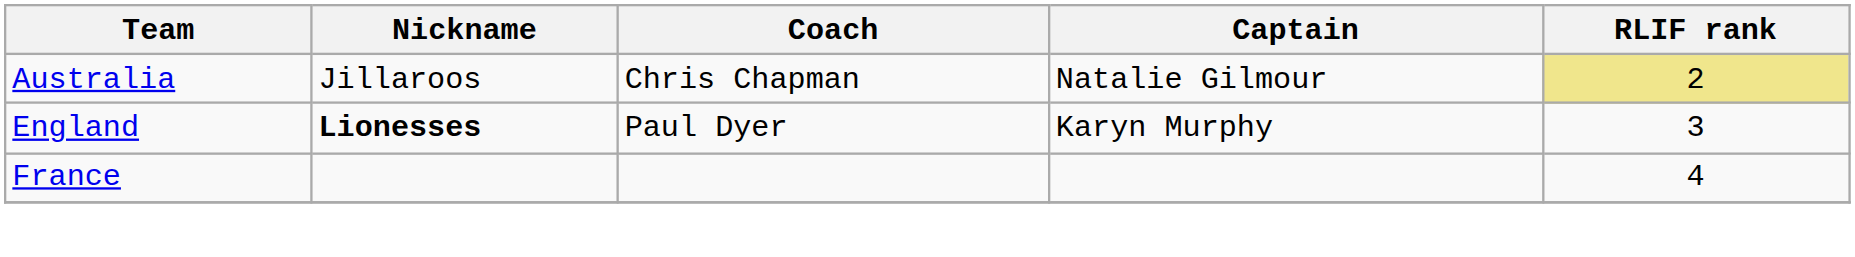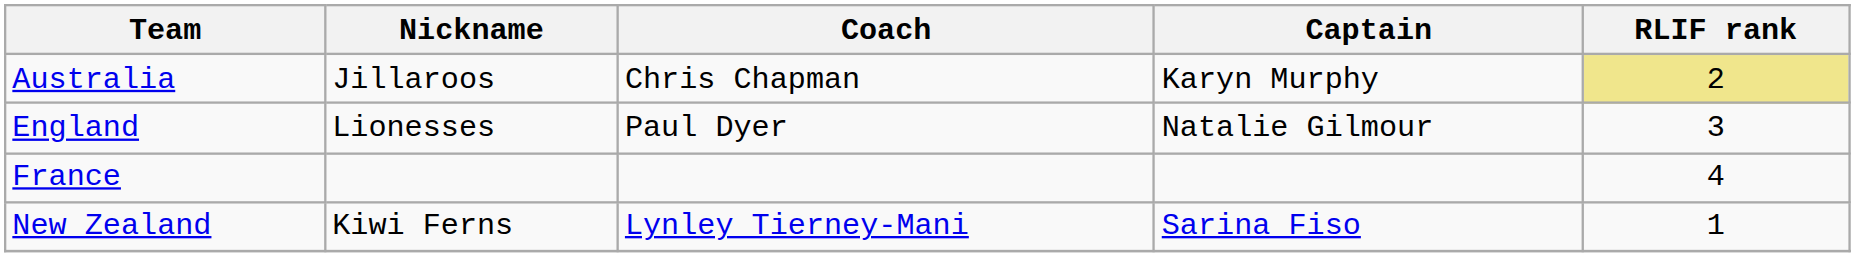(1192, 79) Natalie Gilmour -> (1270, 79) Karyn Murphy
(400, 128) bold -> (414, 128) normal
(1164, 128) Karyn Murphy -> (1298, 128) Natalie Gilmour
+ row: (112, 226)
